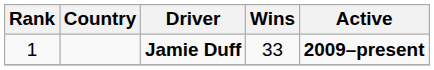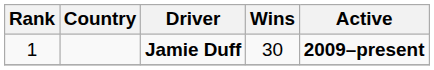(273, 49) 33 -> (273, 49) 30
